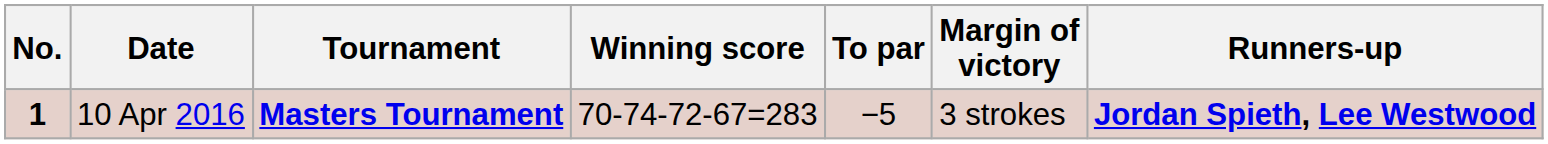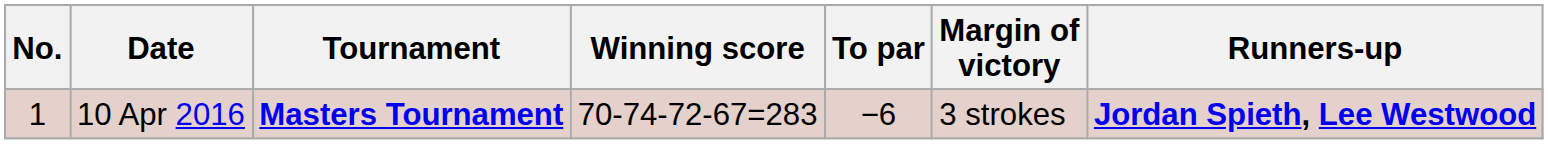(37, 114) bold -> (37, 114) normal
(878, 114) −5 -> (878, 114) −6
